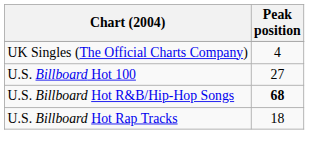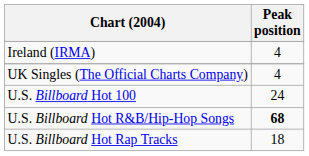+ row: (51, 52)
(277, 74) 27 -> (277, 96) 24
